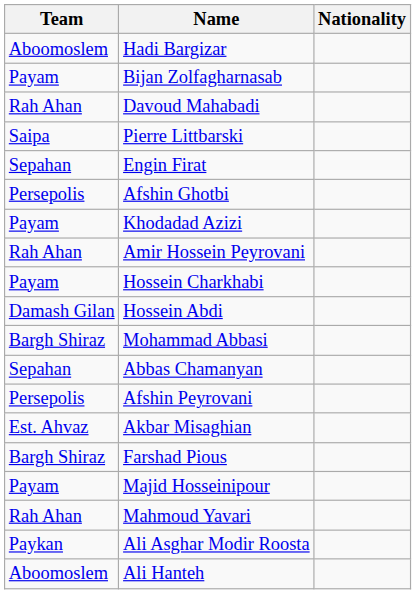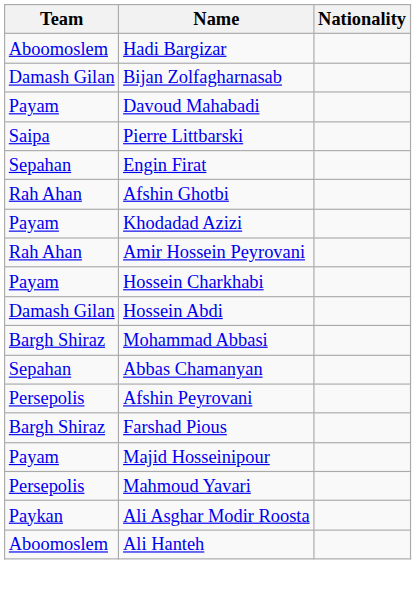(34, 77) Payam -> (62, 77) Damash Gilan
(45, 106) Rah Ahan -> (34, 106) Payam
(47, 194) Persepolis -> (45, 194) Rah Ahan
- row: (187, 427)
(45, 515) Rah Ahan -> (47, 485) Persepolis
